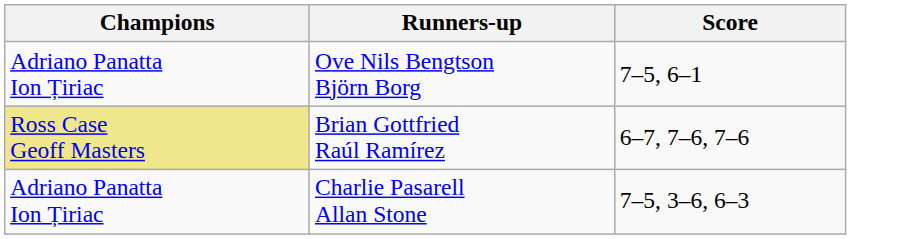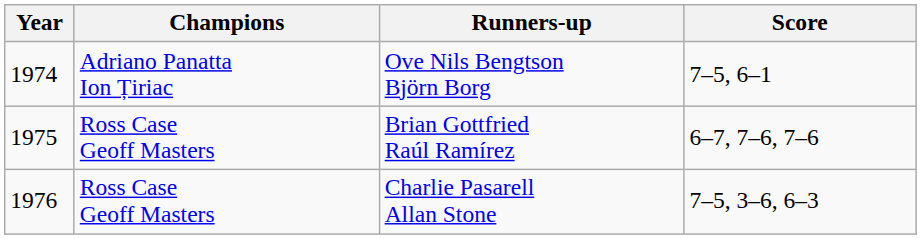+ column: (40, 23)
(78, 137) khaki background -> (147, 137) no background
(86, 201) Adriano Panatta Ion Țiriac -> (147, 201) Ross Case Geoff Masters
